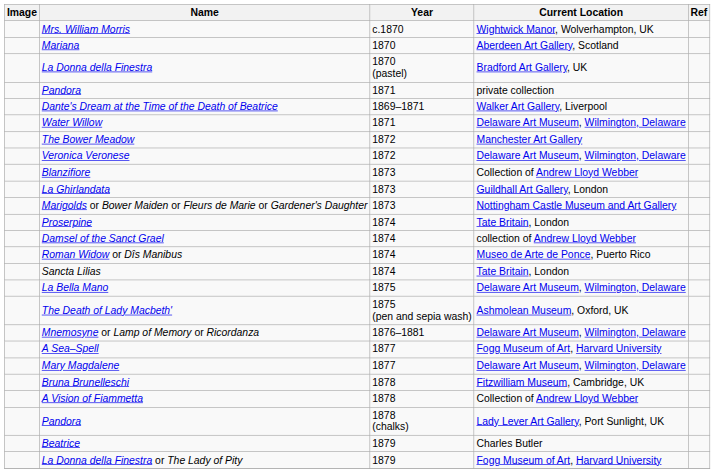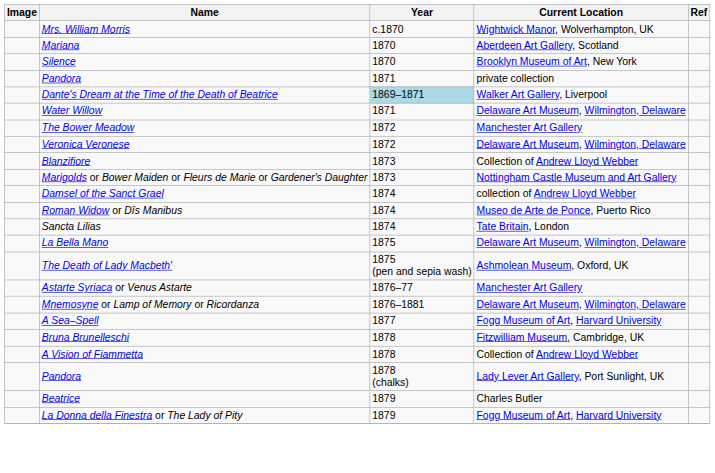+ row: (59, 62)
- row: (97, 68)
(398, 106) no background -> (398, 95) lightblue background
- row: (76, 189)
- row: (67, 222)
+ row: (117, 288)
- row: (81, 366)
